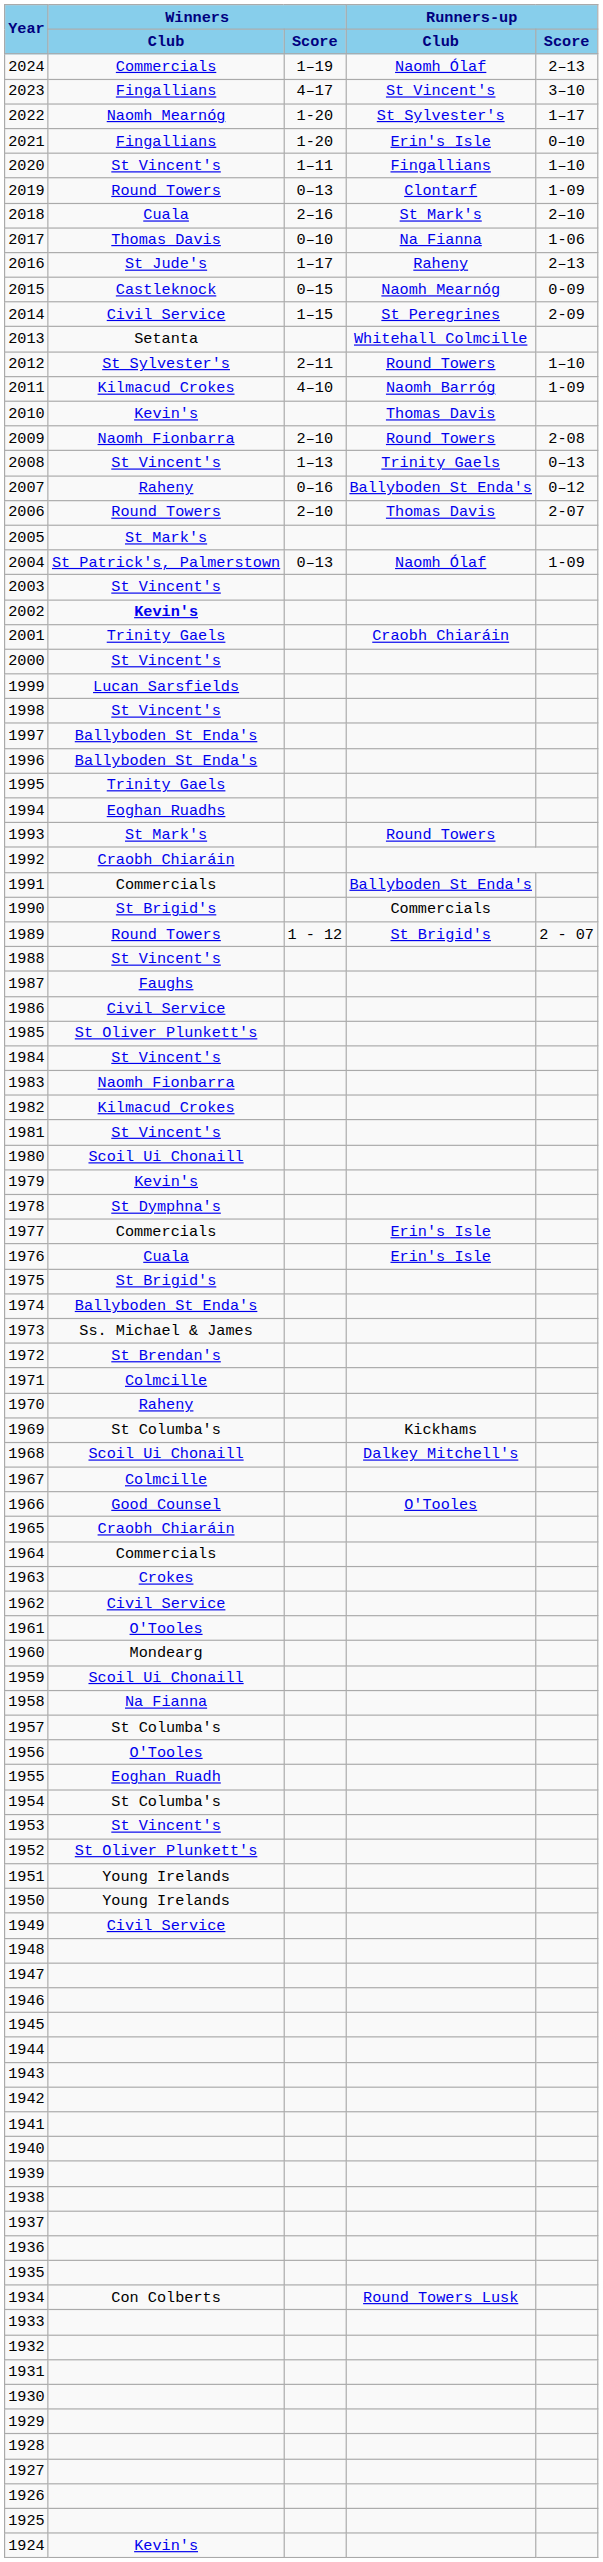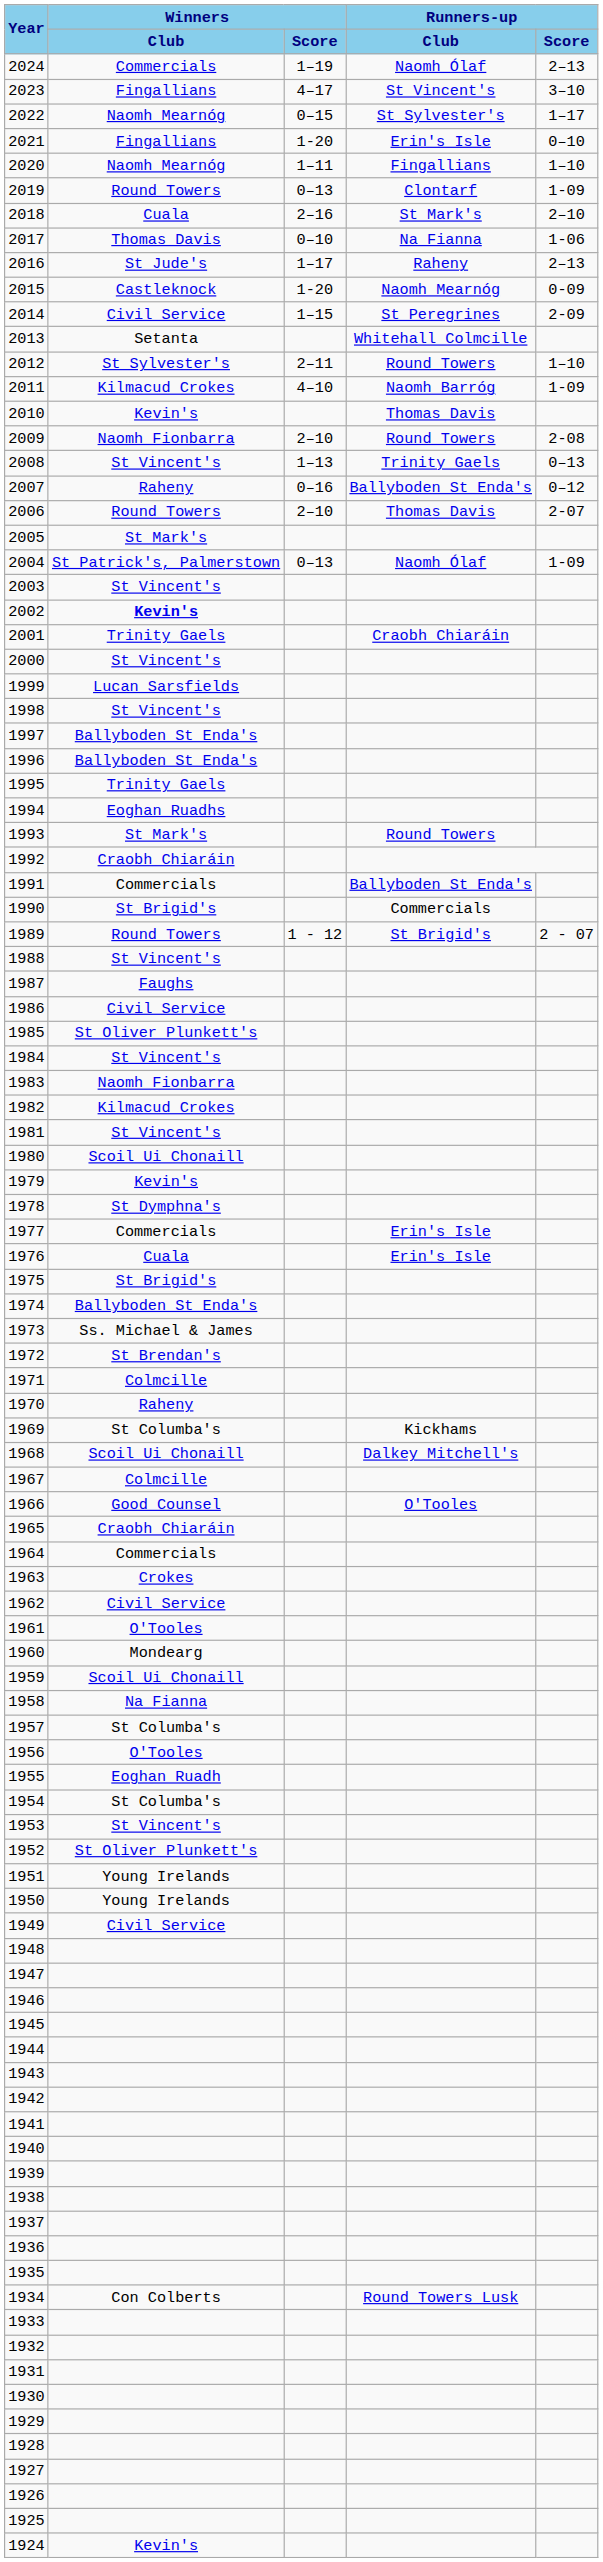(315, 116) 1-20 -> (315, 116) 0–15
(166, 166) St Vincent's -> (166, 166) Naomh Mearnóg
(315, 290) 0–15 -> (315, 290) 1-20
